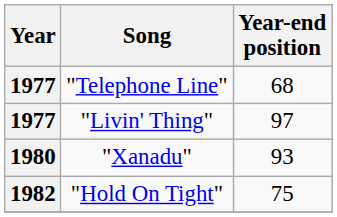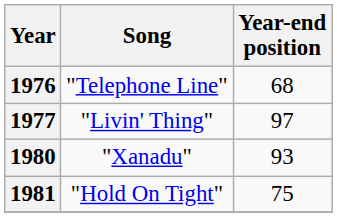(33, 84) 1977 -> (33, 84) 1976
(33, 193) 1982 -> (33, 193) 1981
